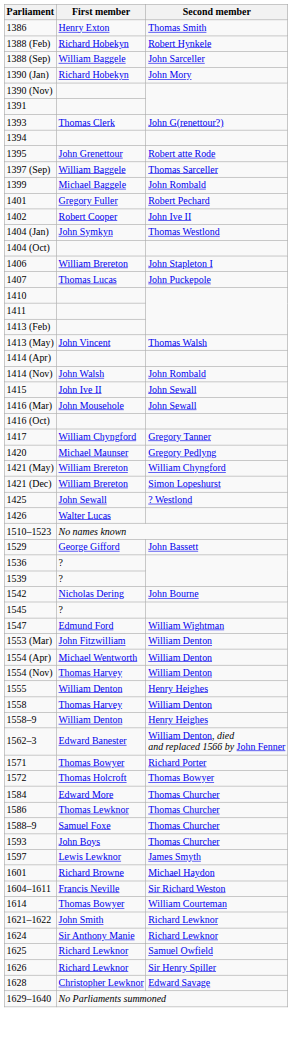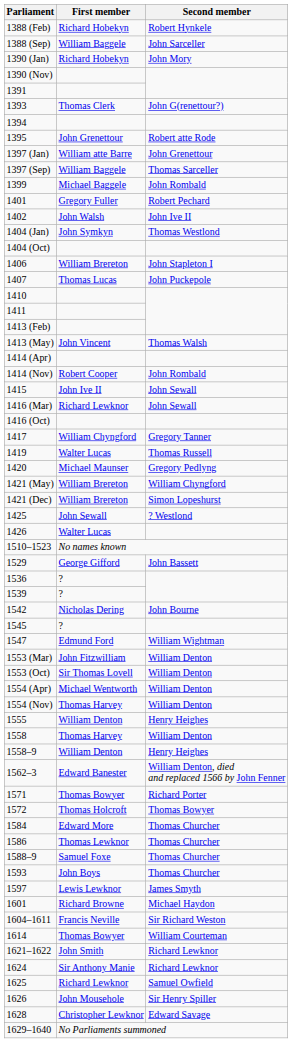- row: (17, 28)
+ row: (28, 153)
(88, 216) Robert Cooper -> (81, 216) John Walsh
(81, 374) John Walsh -> (88, 374) Robert Cooper
(91, 405) John Mousehole -> (93, 405) Richard Lewknor
+ row: (17, 452)
+ row: (28, 673)
(93, 967) Richard Lewknor -> (91, 998) John Mousehole
